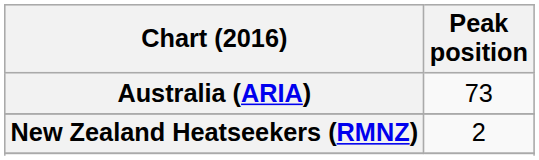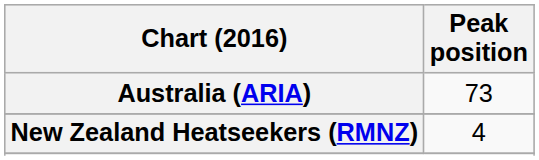(479, 133) 2 -> (479, 133) 4
